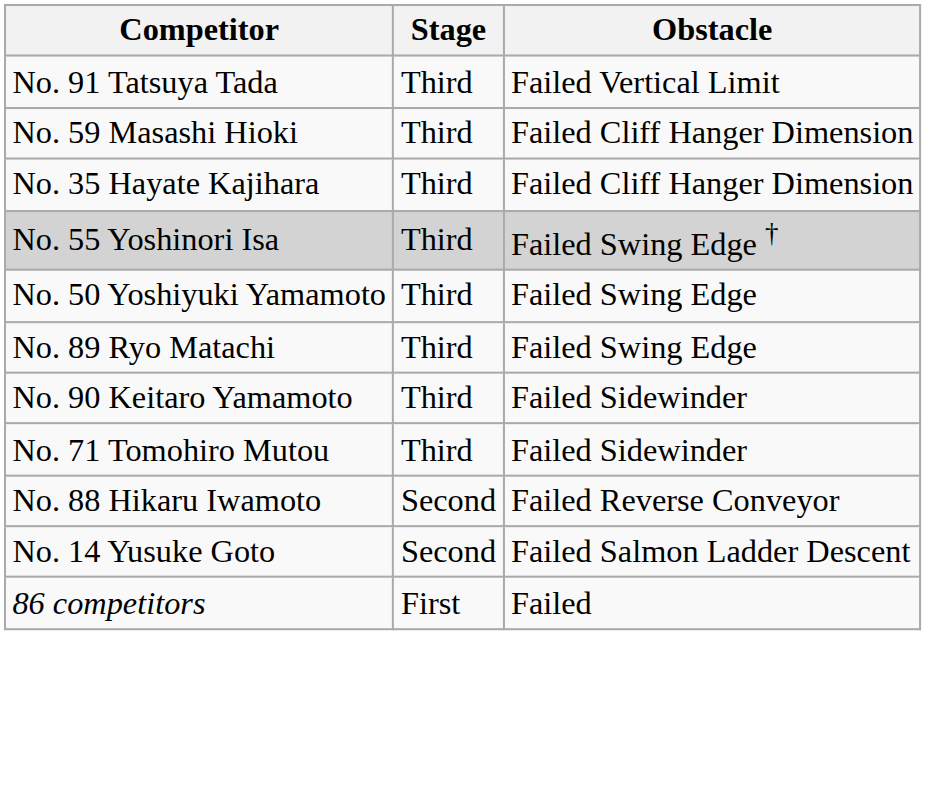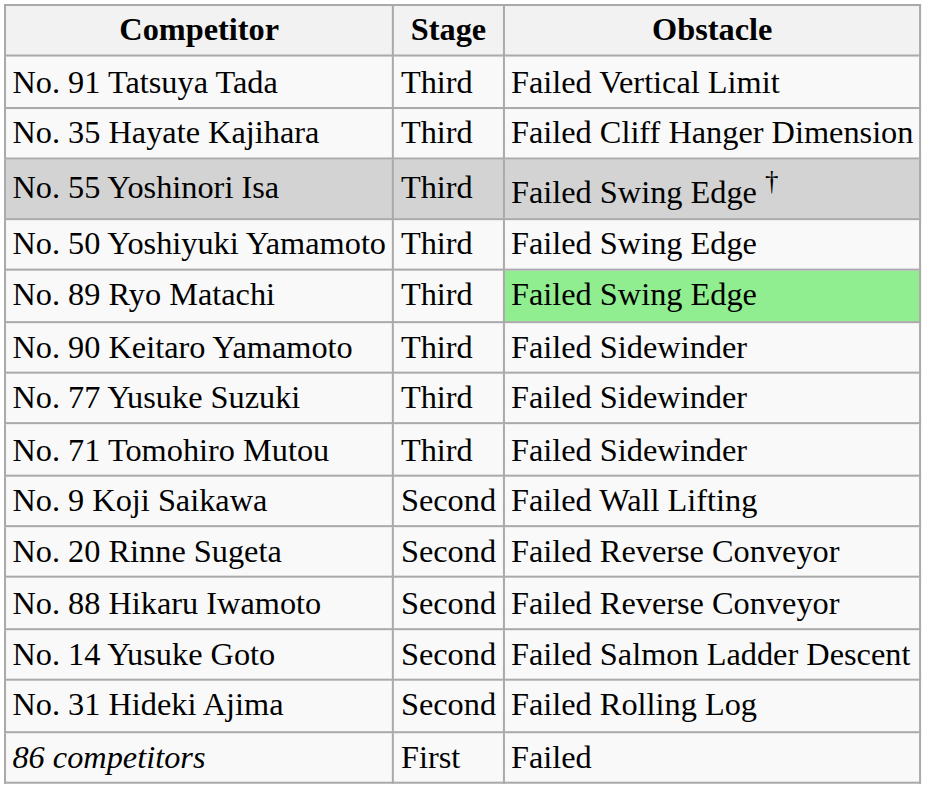- row: (155, 132)
(634, 346) no background -> (634, 295) lightgreen background
+ row: (156, 397)
+ row: (140, 500)
+ row: (147, 551)
+ row: (148, 705)
